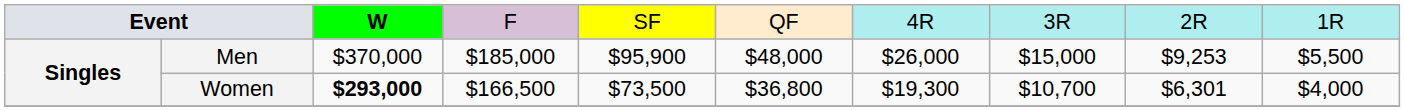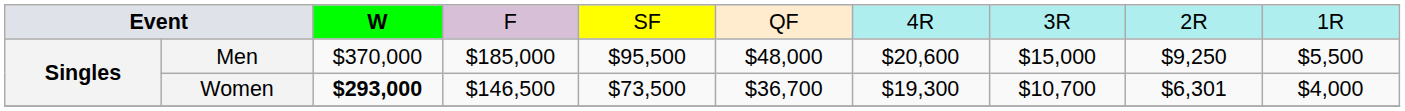(647, 56) $95,900 -> (647, 56) $95,500
(921, 56) $26,000 -> (921, 56) $20,600
(1194, 56) $9,253 -> (1194, 56) $9,250
(510, 90) $166,500 -> (510, 90) $146,500
(784, 90) $36,800 -> (784, 90) $36,700
